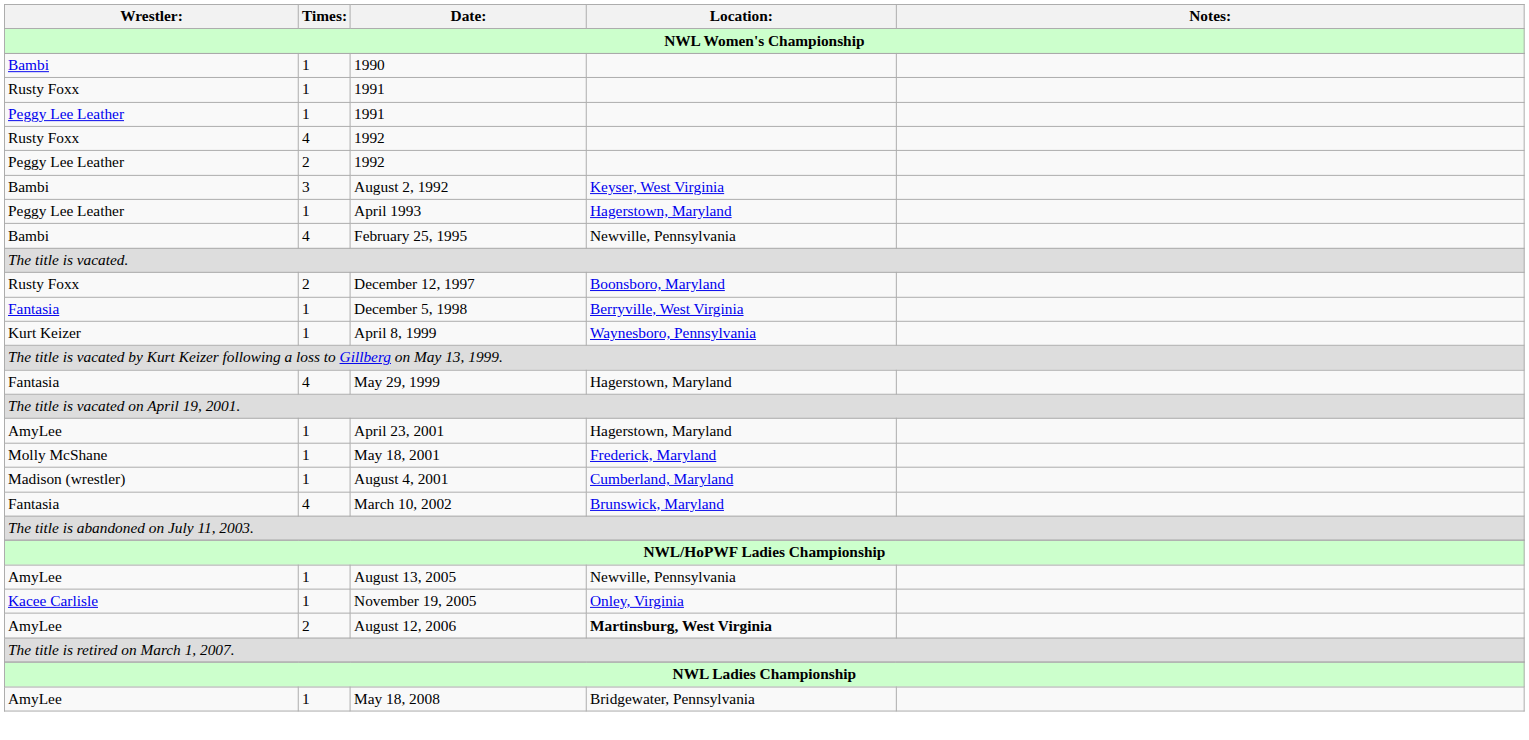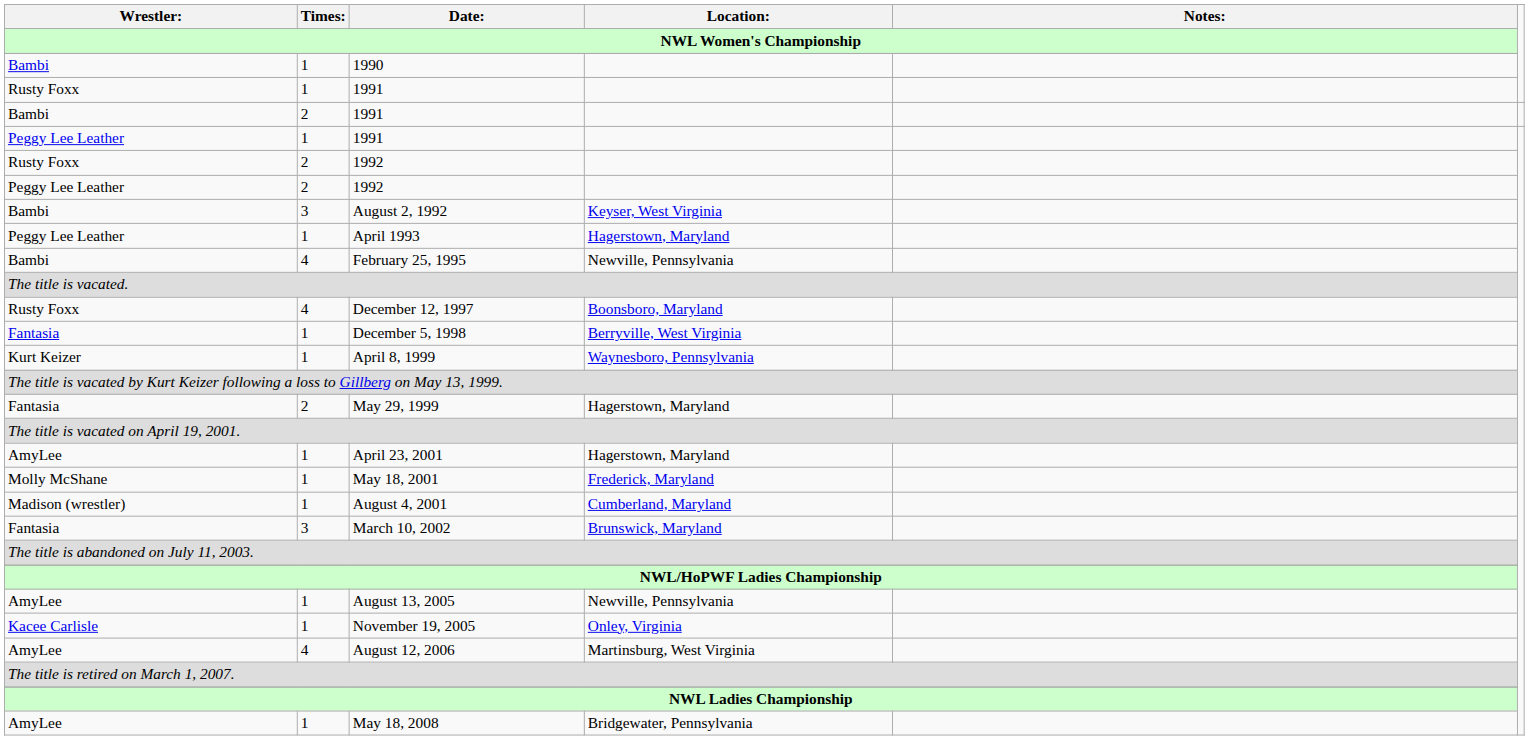+ row: (29, 114)
(306, 138) 4 -> (305, 162) 2
(306, 284) 2 -> (305, 308) 4
(306, 382) 4 -> (305, 406) 2
(306, 503) 4 -> (305, 528) 3
(306, 625) 2 -> (305, 650) 4
(681, 625) bold -> (671, 650) normal
